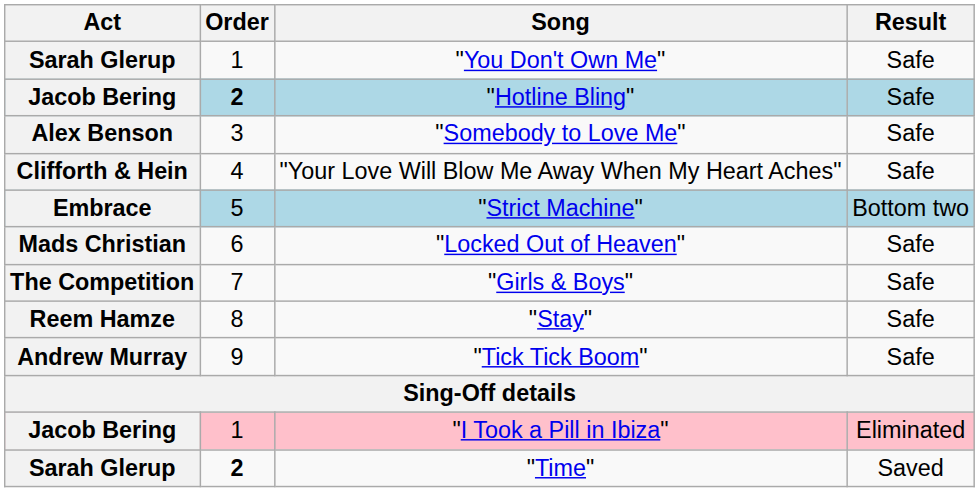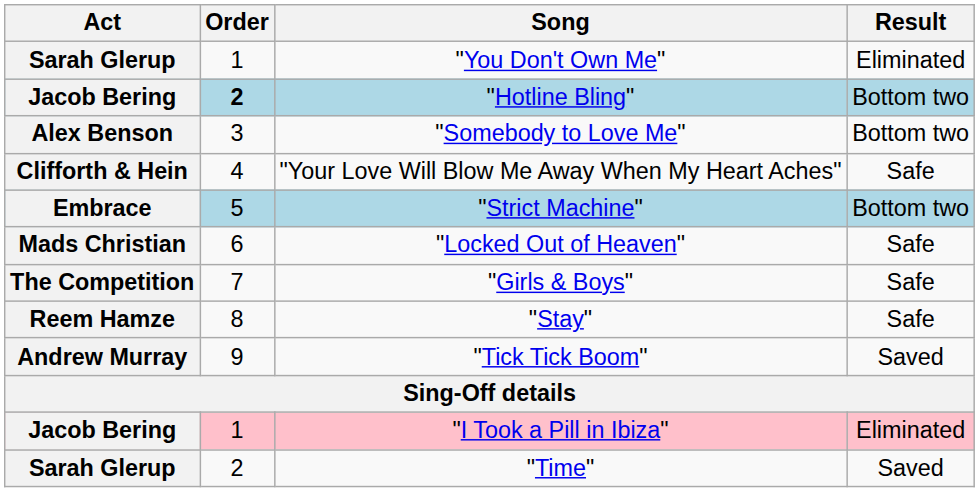(911, 60) Safe -> (911, 60) Eliminated
(911, 97) Safe -> (911, 97) Bottom two
(911, 134) Safe -> (911, 134) Bottom two
(911, 356) Safe -> (911, 356) Saved
(237, 467) bold -> (237, 467) normal
